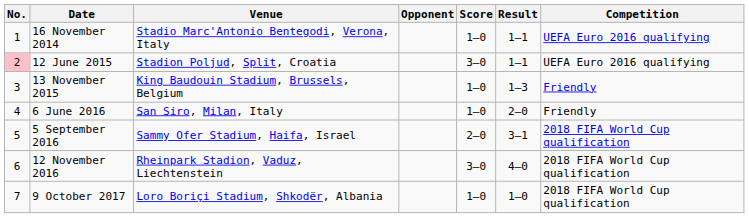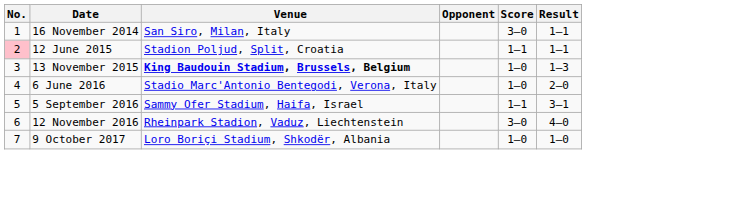- column: (642, 13)
(263, 38) Stadio Marc'Antonio Bentegodi, Verona, Italy -> (217, 31) San Siro, Milan, Italy
(476, 38) 1–0 -> (517, 31) 3–0
(476, 62) 3–0 -> (517, 49) 1–1
(243, 87) normal -> (277, 67) bold
(210, 111) San Siro, Milan, Italy -> (290, 85) Stadio Marc'Antonio Bentegodi, Verona, Italy
(476, 135) 2–0 -> (517, 103) 1–1
